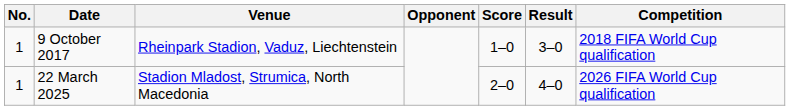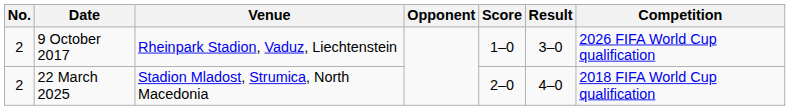(19, 46) 1 -> (19, 46) 2
(648, 46) 2018 FIFA World Cup qualification -> (648, 46) 2026 FIFA World Cup qualification
(19, 85) 1 -> (19, 85) 2
(648, 85) 2026 FIFA World Cup qualification -> (648, 85) 2018 FIFA World Cup qualification
